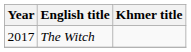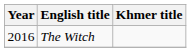(21, 36) 2017 -> (21, 36) 2016
